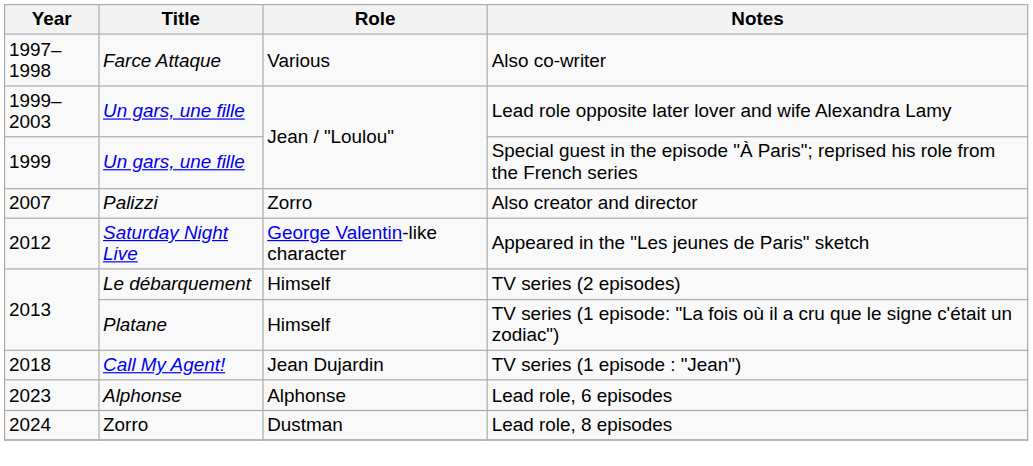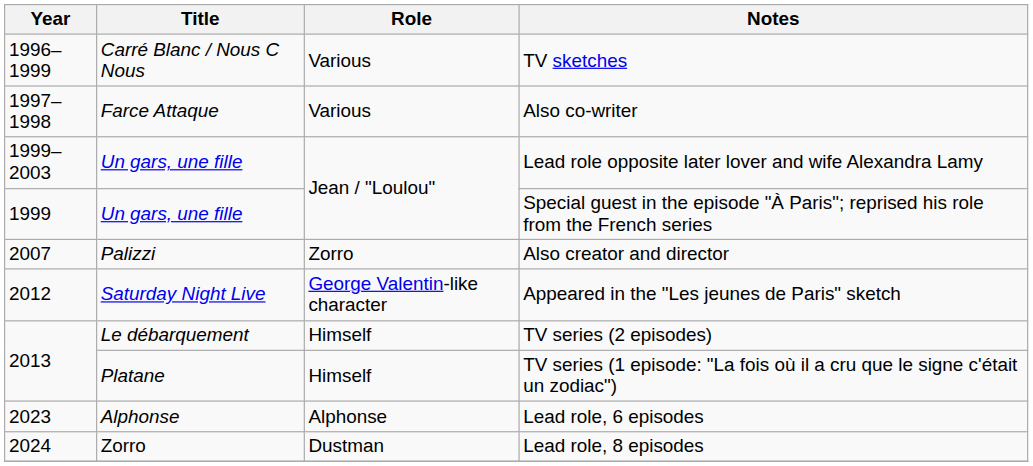+ row: (575, 60)
- row: (617, 365)
